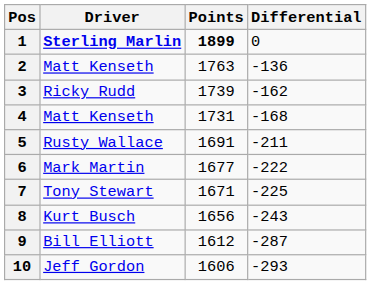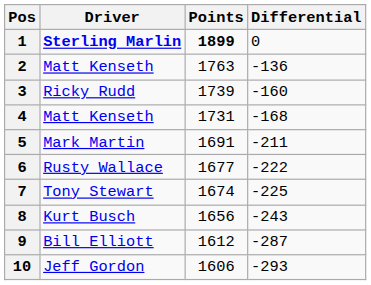(270, 92) -162 -> (270, 92) -160
(103, 142) Rusty Wallace -> (94, 142) Mark Martin
(94, 167) Mark Martin -> (103, 167) Rusty Wallace
(216, 192) 1671 -> (216, 192) 1674
